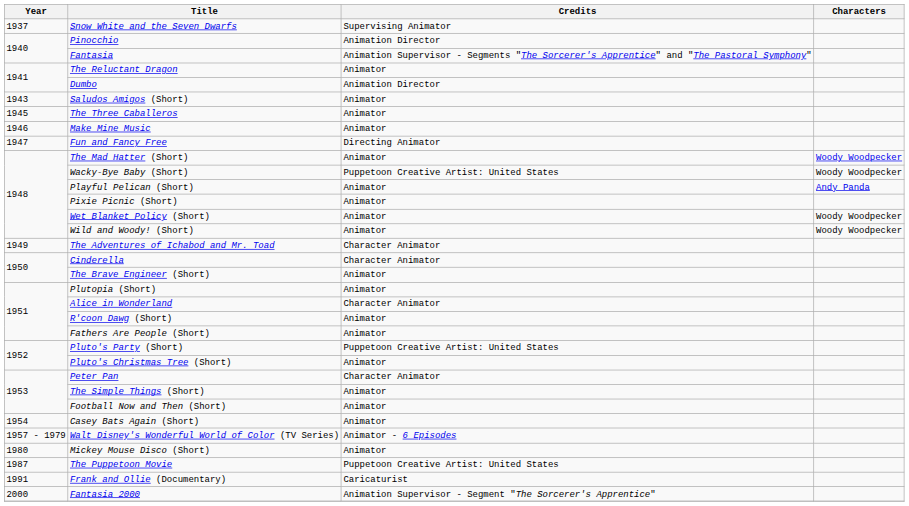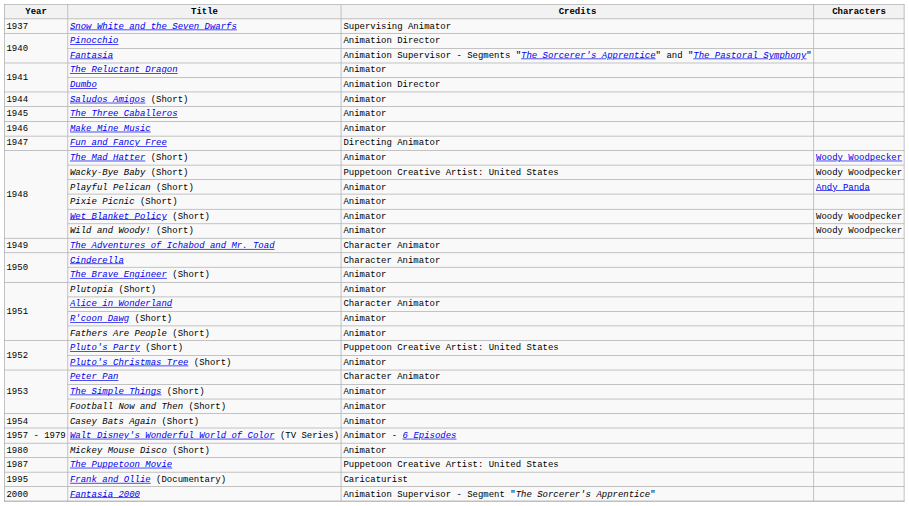(17, 99) 1943 -> (17, 99) 1944
(17, 479) 1991 -> (17, 479) 1995
